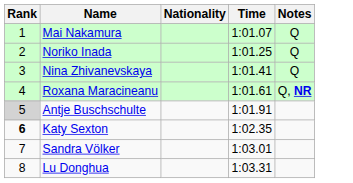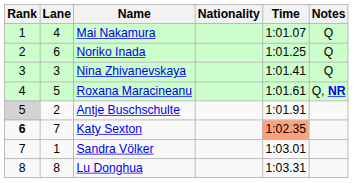+ column: (57, 14)
(252, 129) no background -> (286, 129) lightsalmon background
